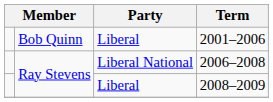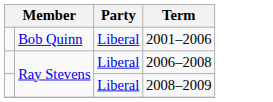(145, 62) Liberal National -> (118, 62) Liberal
